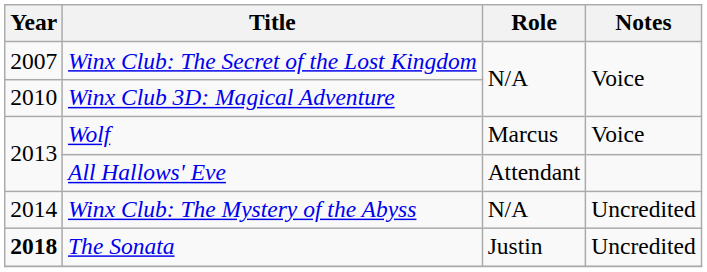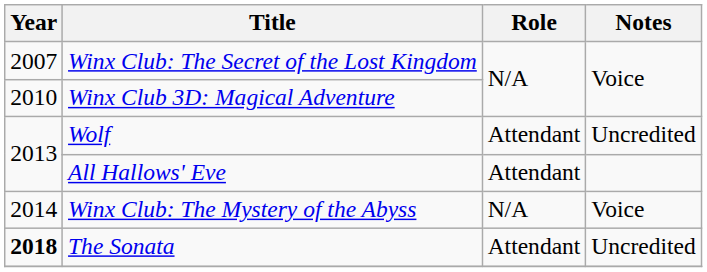(523, 135) Marcus -> (534, 135) Attendant
(618, 135) Voice -> (643, 135) Uncredited
(643, 209) Uncredited -> (618, 209) Voice
(515, 246) Justin -> (534, 246) Attendant
